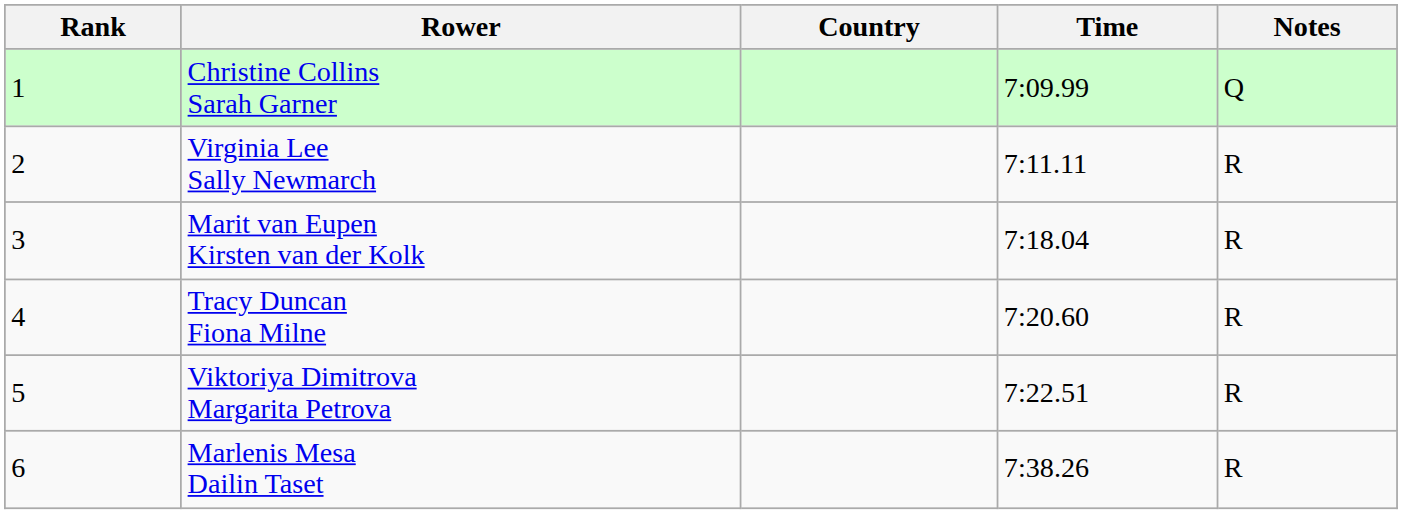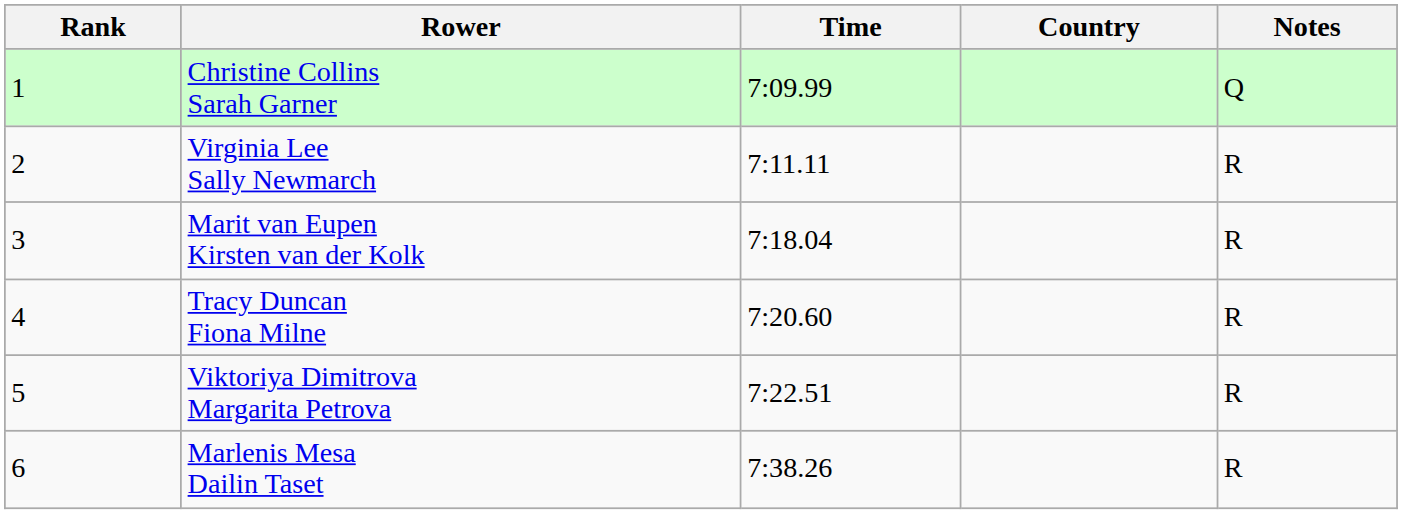columns swapped: (869, 26) <-> (1107, 26)
